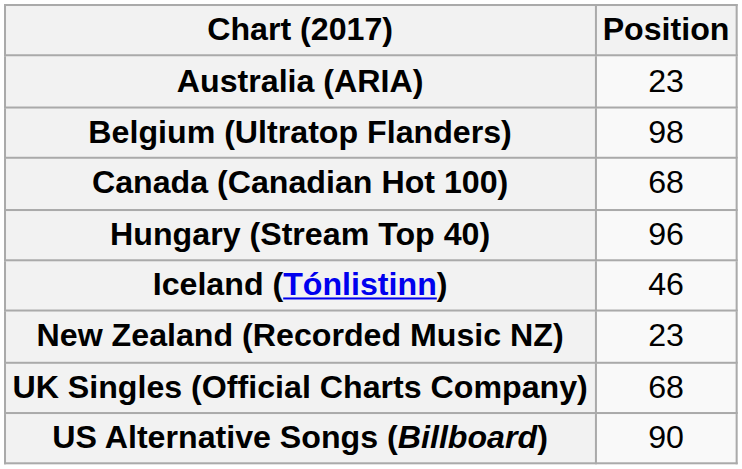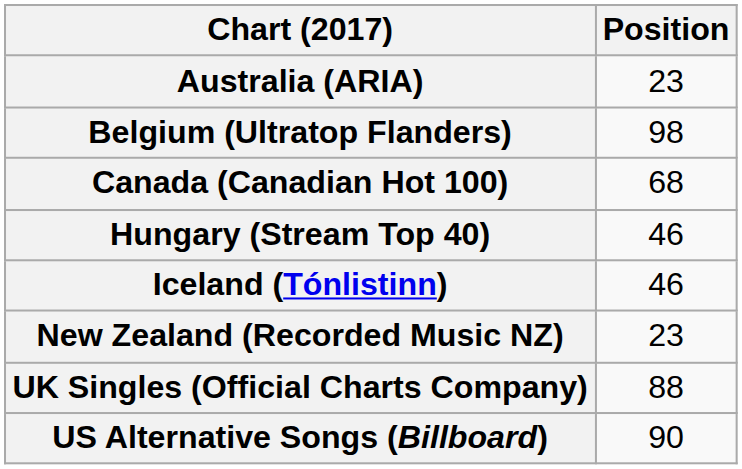(666, 234) 96 -> (666, 234) 46
(666, 387) 68 -> (666, 387) 88
